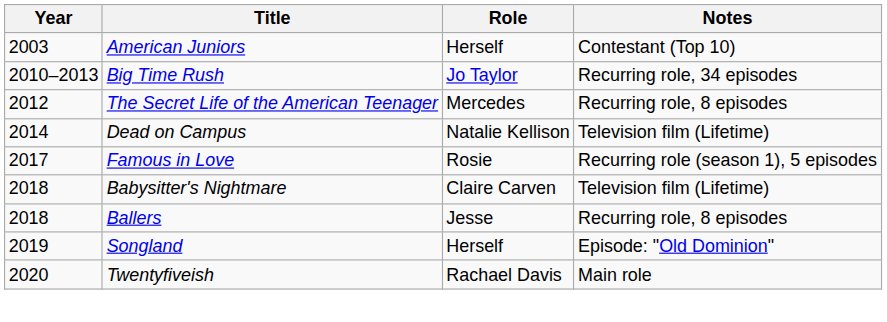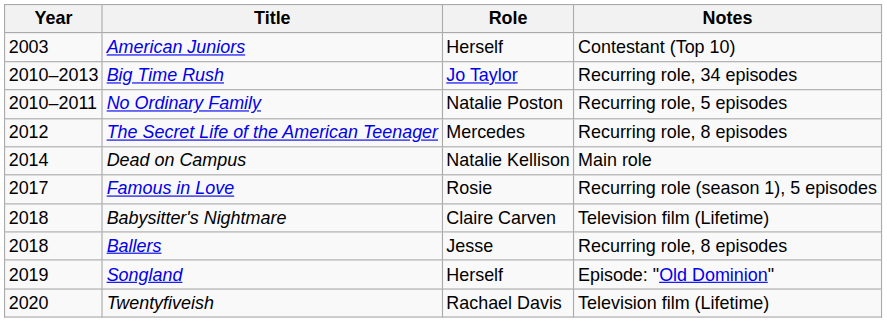+ row: (184, 103)
(674, 132) Television film (Lifetime) -> (615, 160) Main role
(615, 274) Main role -> (674, 302) Television film (Lifetime)
